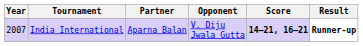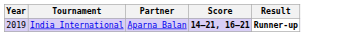- column: (218, 11)
(16, 30) 2007 -> (16, 25) 2019
